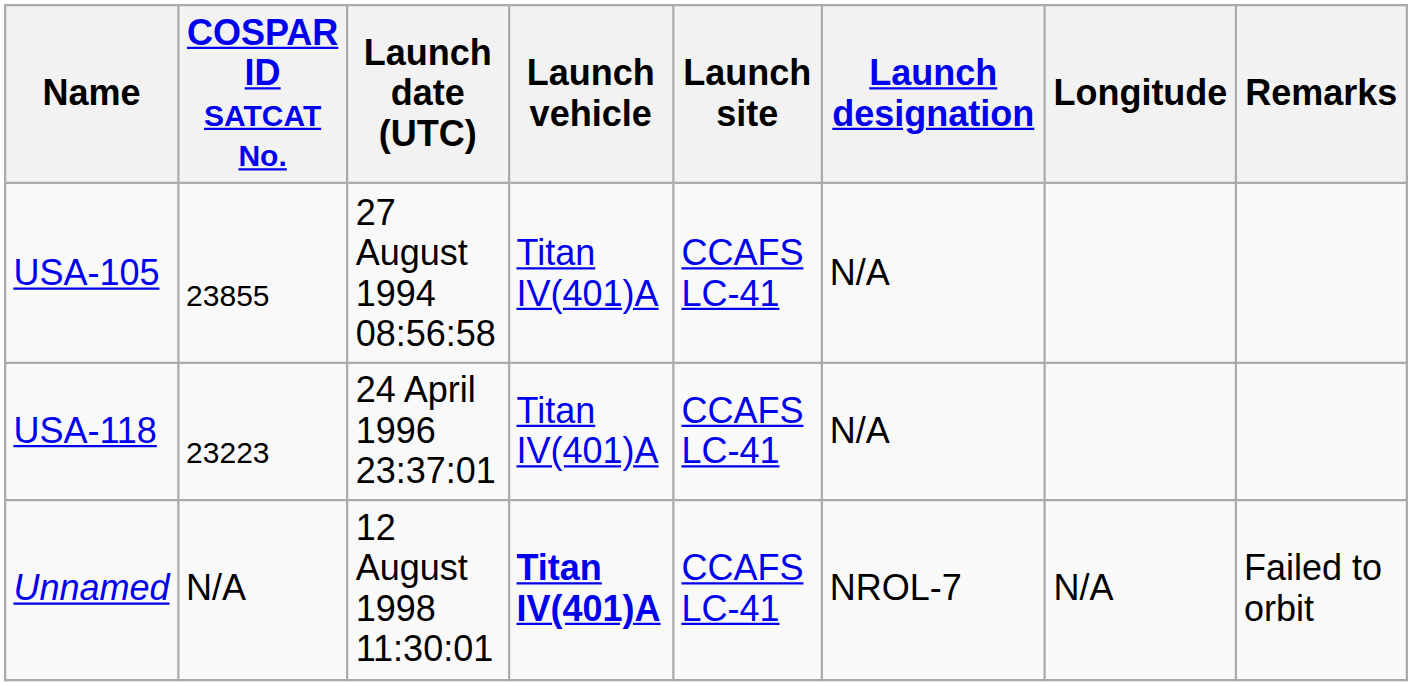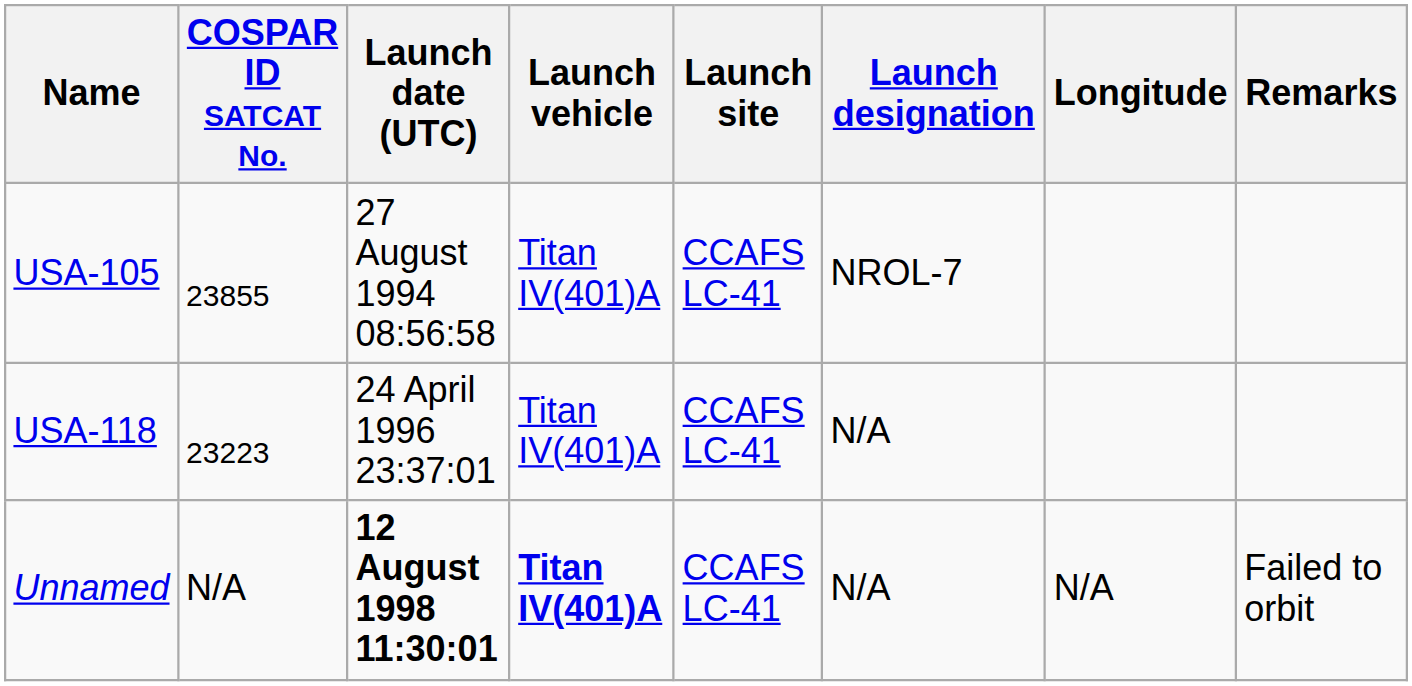(860, 272) N/A -> (897, 272) NROL-7
(424, 589) normal -> (427, 589) bold
(896, 589) NROL-7 -> (861, 589) N/A
